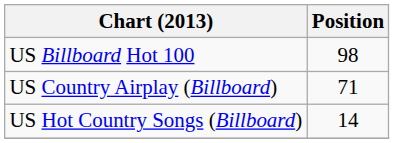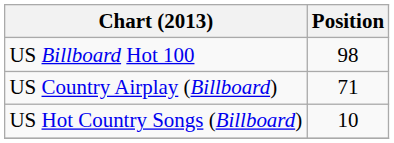(348, 120) 14 -> (348, 120) 10
